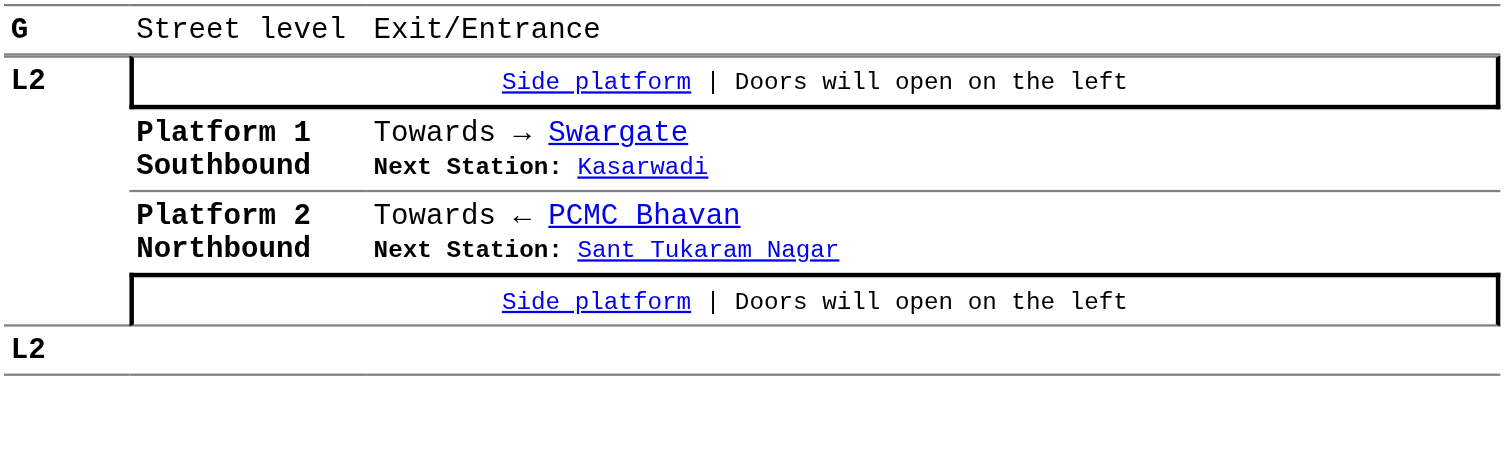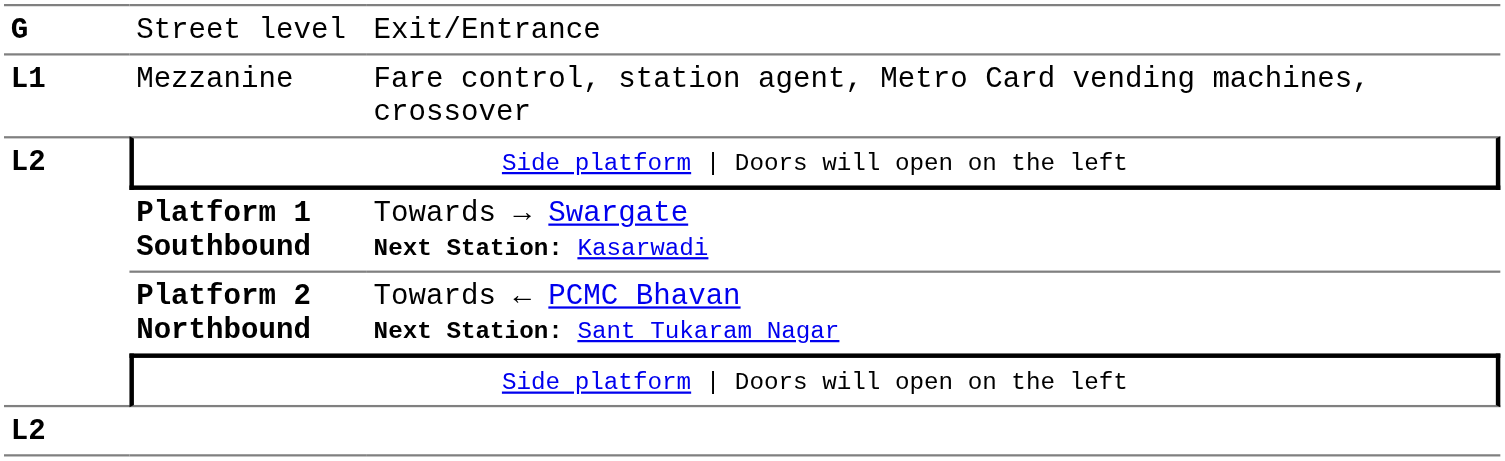+ row: (215, 79)
